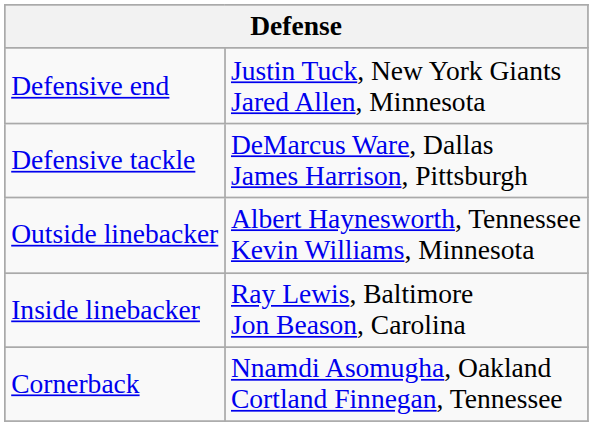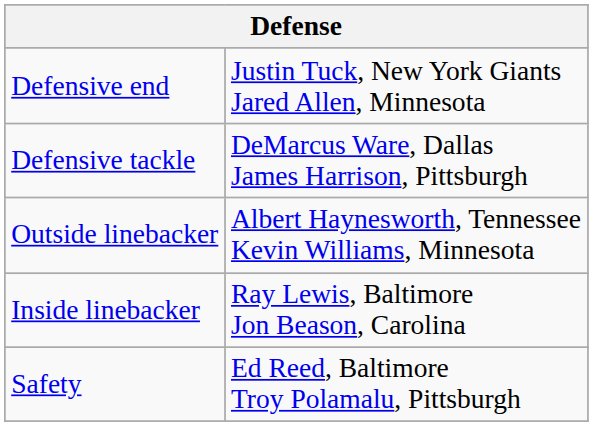- row: (75, 383)
+ row: (46, 383)
